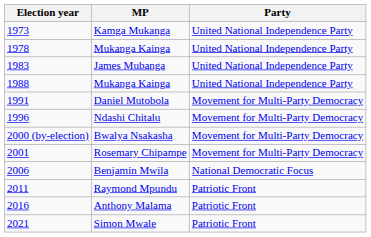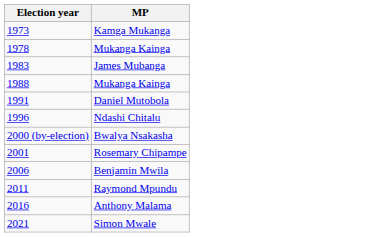- column: (278, 13)
